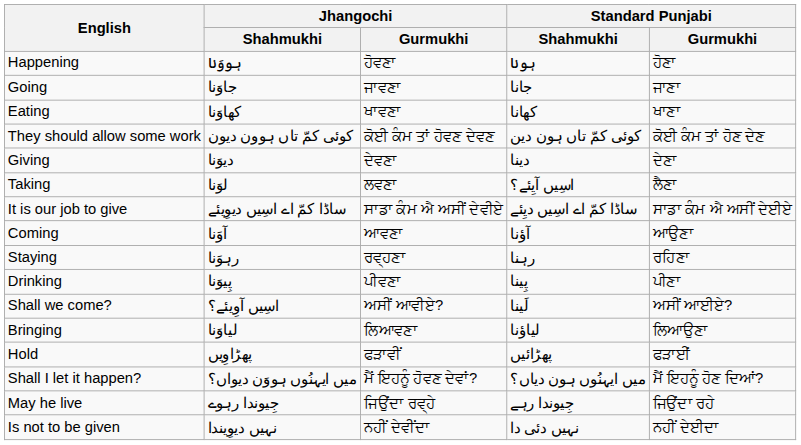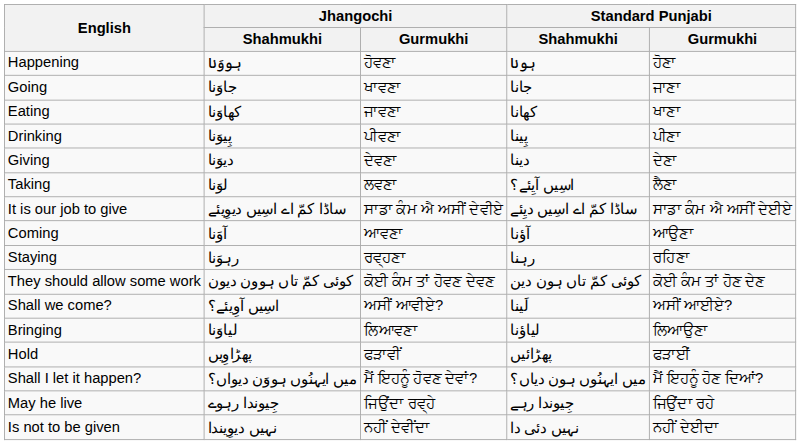(382, 87) ਜਾਵਣਾ -> (382, 87) ਖਾਵਣਾ
(382, 111) ਖਾਵਣਾ -> (382, 111) ਜਾਵਣਾ
rows swapped: (35, 281) <-> (104, 136)
